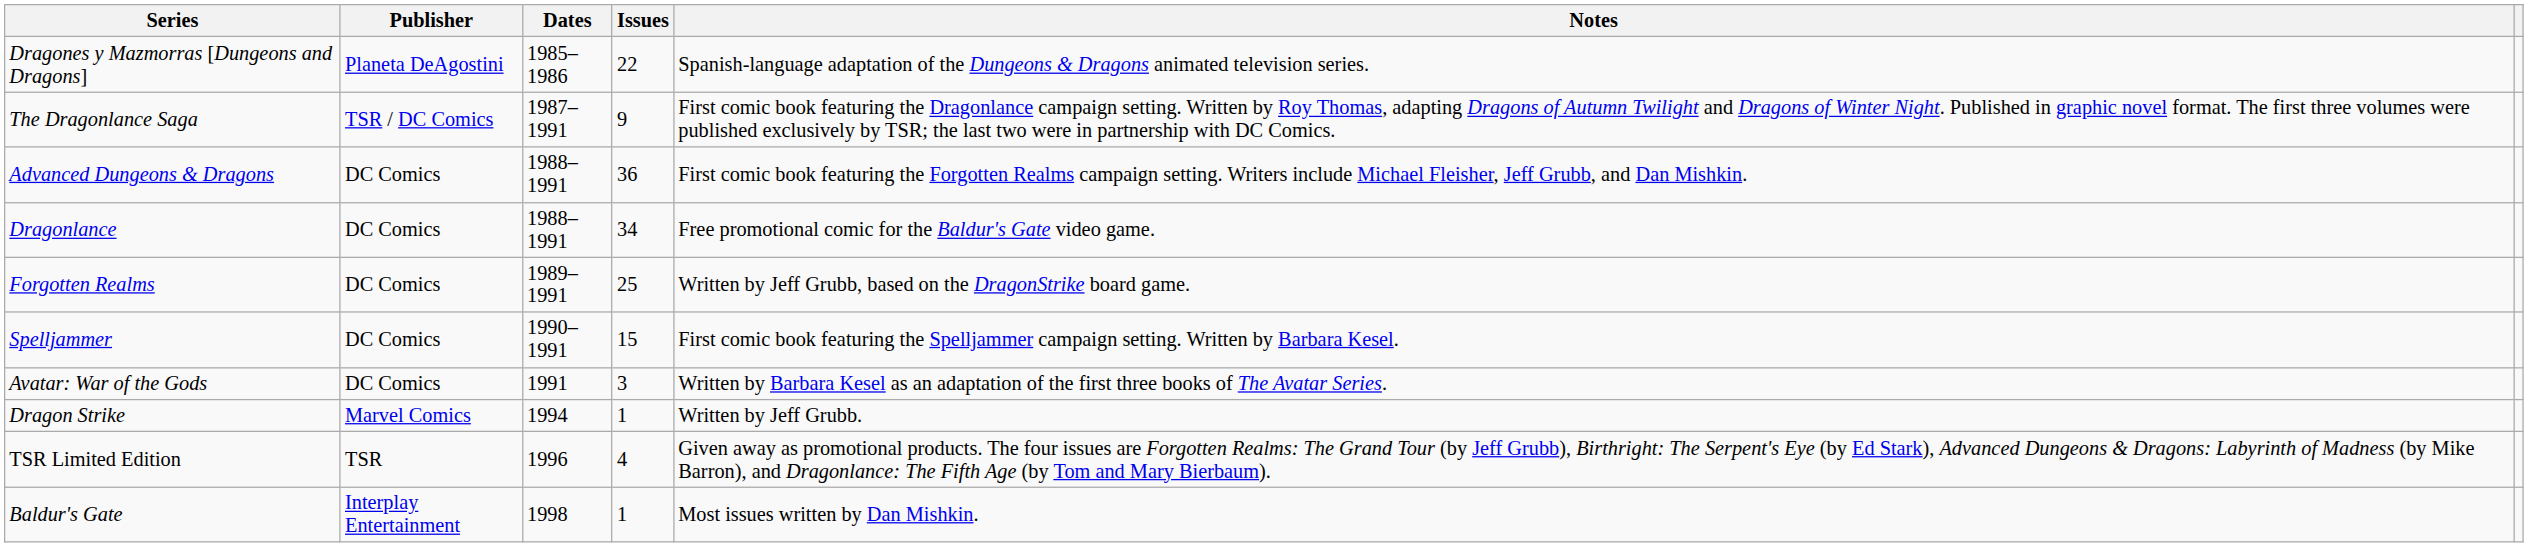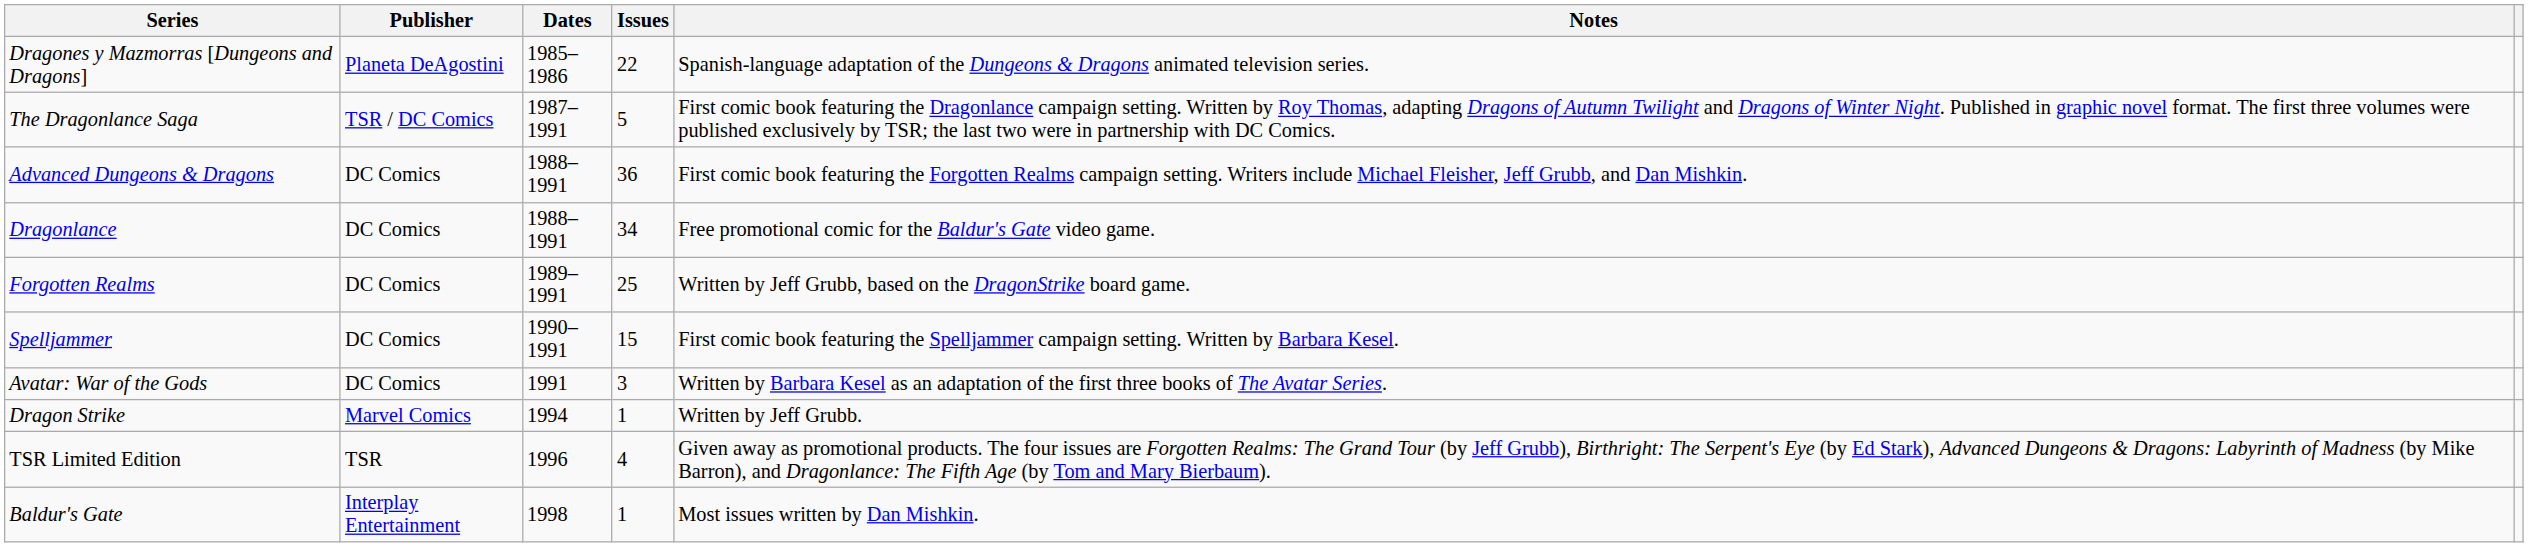(622, 119) 9 -> (622, 119) 5
